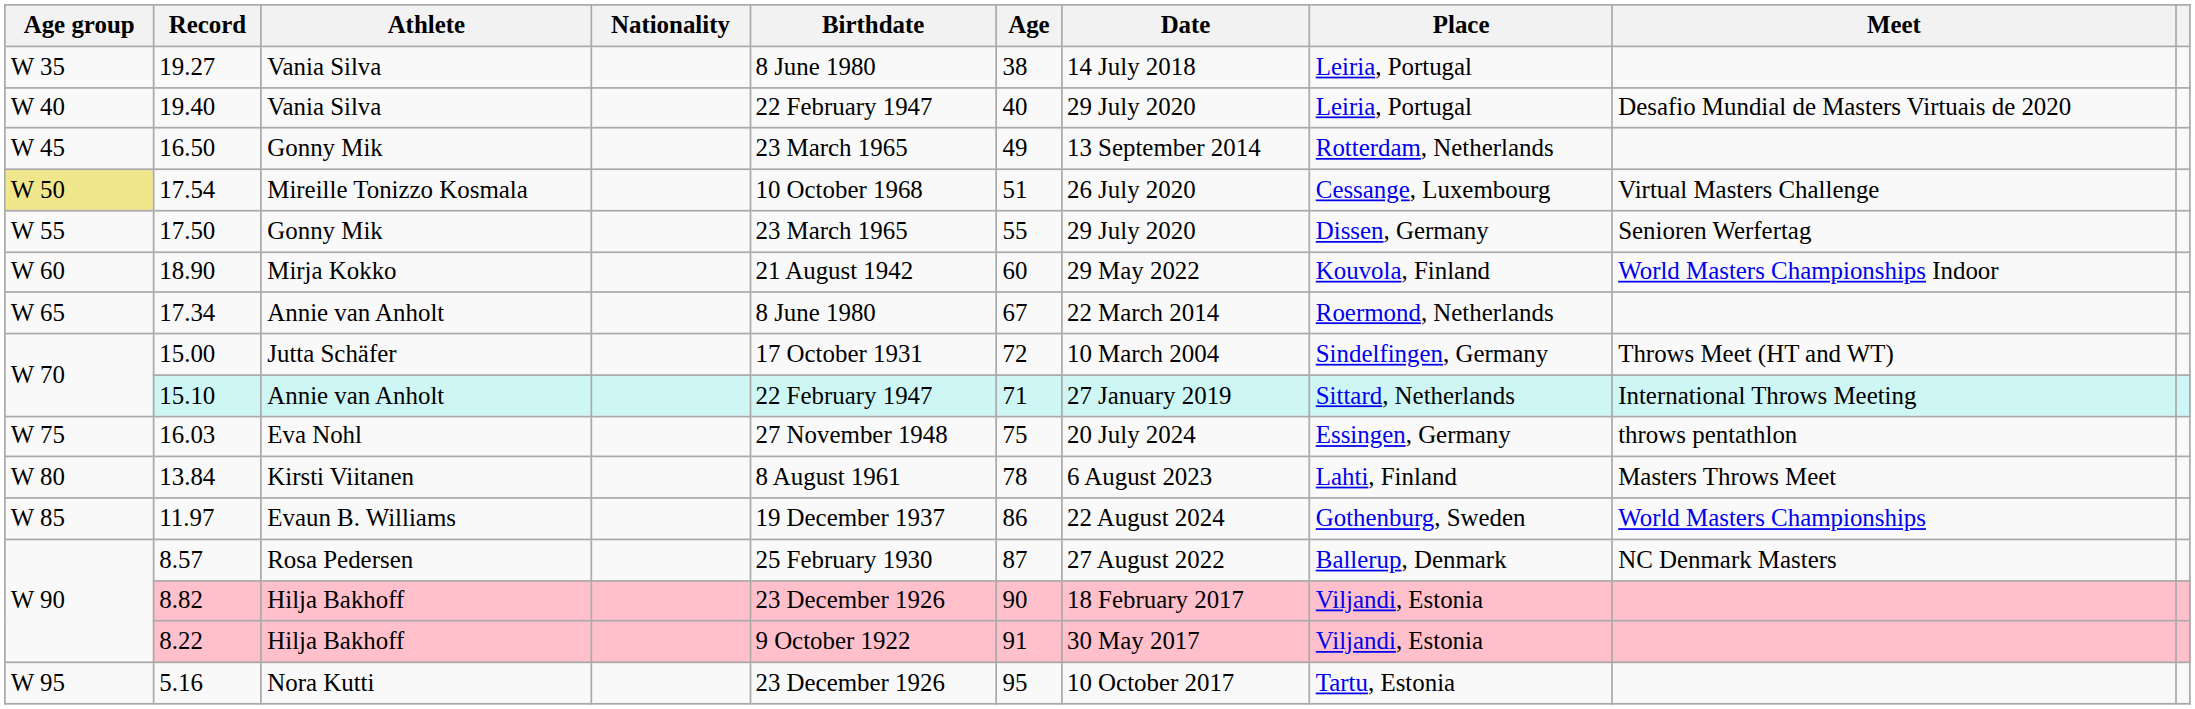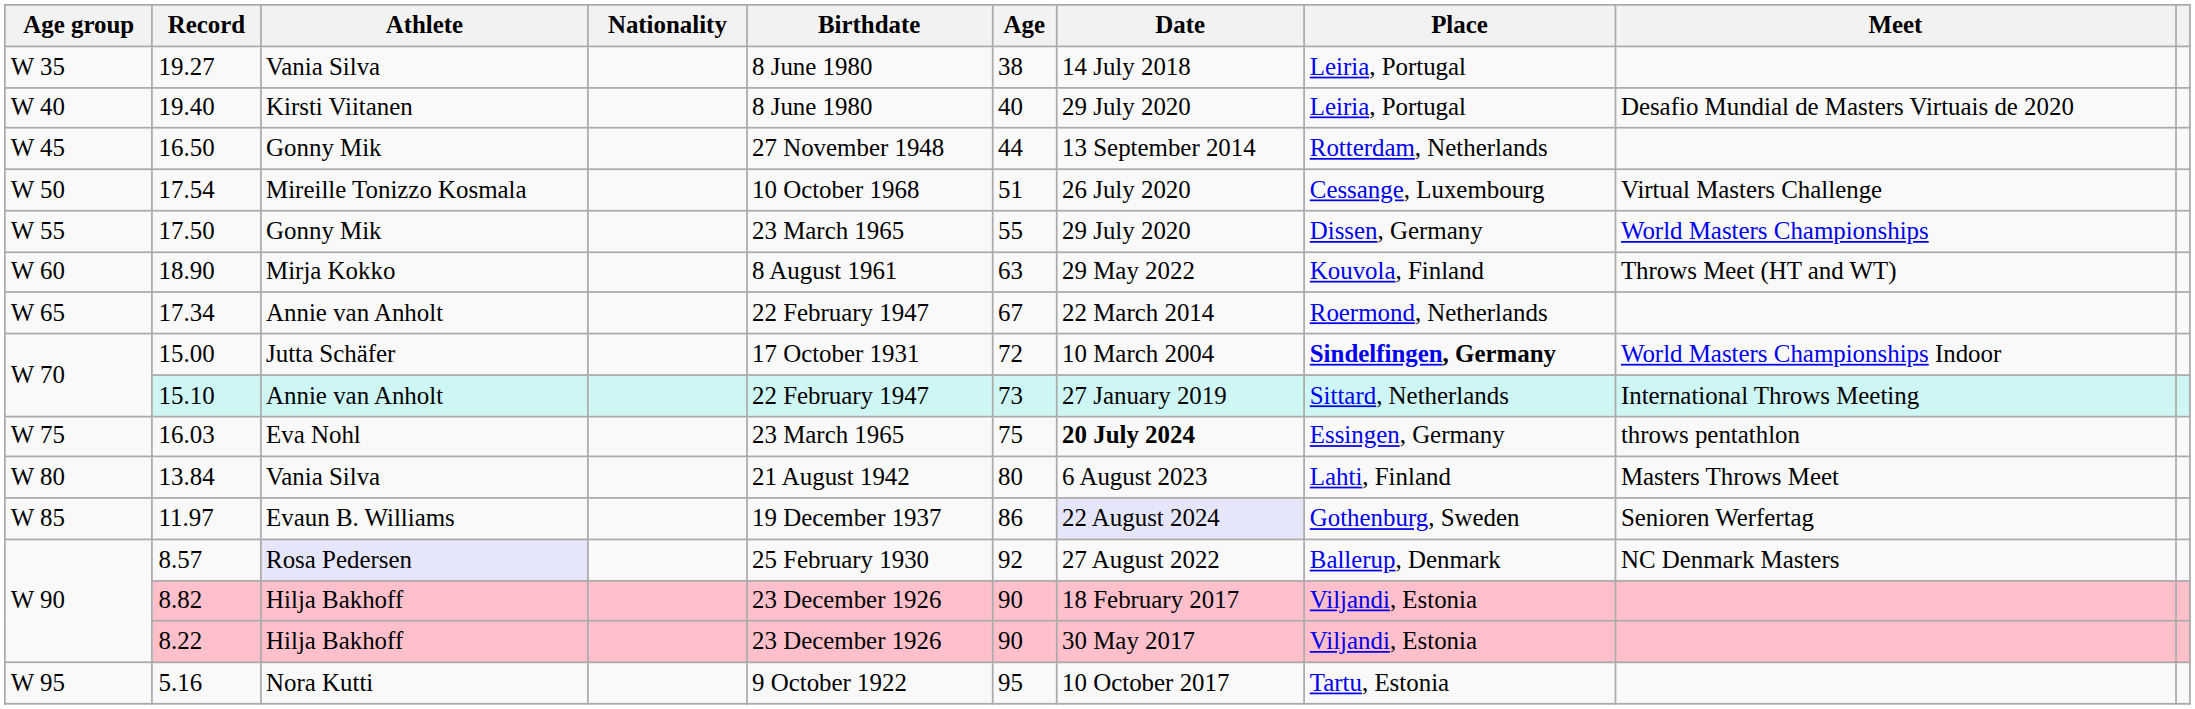(324, 107) Vania Silva -> (339, 107) Kirsti Viitanen
(844, 107) 22 February 1947 -> (812, 107) 8 June 1980
(832, 148) 23 March 1965 -> (848, 148) 27 November 1948
(1015, 148) 49 -> (1010, 148) 44
(38, 189) khaki background -> (38, 189) no background
(1715, 230) Senioren Werfertag -> (1775, 230) World Masters Championships
(834, 271) 21 August 1942 -> (825, 271) 8 August 1961
(1015, 271) 60 -> (1010, 271) 63
(1808, 271) World Masters Championships Indoor -> (1759, 271) Throws Meet (HT and WT)
(816, 313) 8 June 1980 -> (841, 313) 22 February 1947
(1432, 354) normal -> (1433, 354) bold
(1756, 354) Throws Meet (HT and WT) -> (1811, 354) World Masters Championships Indoor
(1015, 395) 71 -> (1010, 395) 73
(852, 436) 27 November 1948 -> (828, 436) 23 March 1965
(1131, 436) normal -> (1129, 436) bold
(341, 477) Kirsti Viitanen -> (323, 477) Vania Silva
(828, 477) 8 August 1961 -> (831, 477) 21 August 1942
(1015, 477) 78 -> (1010, 477) 80
(1146, 518) no background -> (1141, 518) lavender background
(1772, 518) World Masters Championships -> (1717, 518) Senioren Werfertag
(340, 559) no background -> (339, 559) lavender background
(1015, 559) 87 -> (1010, 559) 92
(833, 641) 9 October 1922 -> (847, 641) 23 December 1926
(1015, 641) 91 -> (1010, 641) 90
(850, 682) 23 December 1926 -> (829, 682) 9 October 1922
